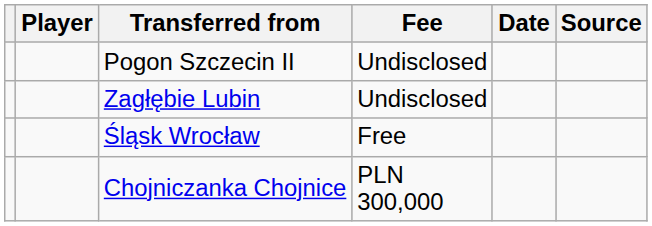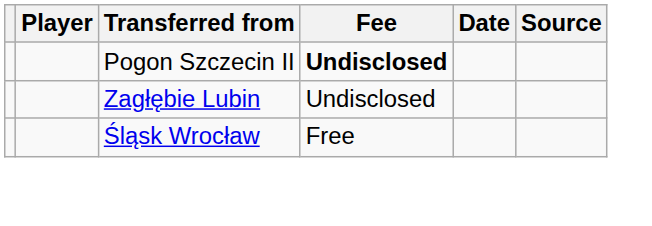(422, 61) normal -> (377, 61) bold
- row: (225, 188)
